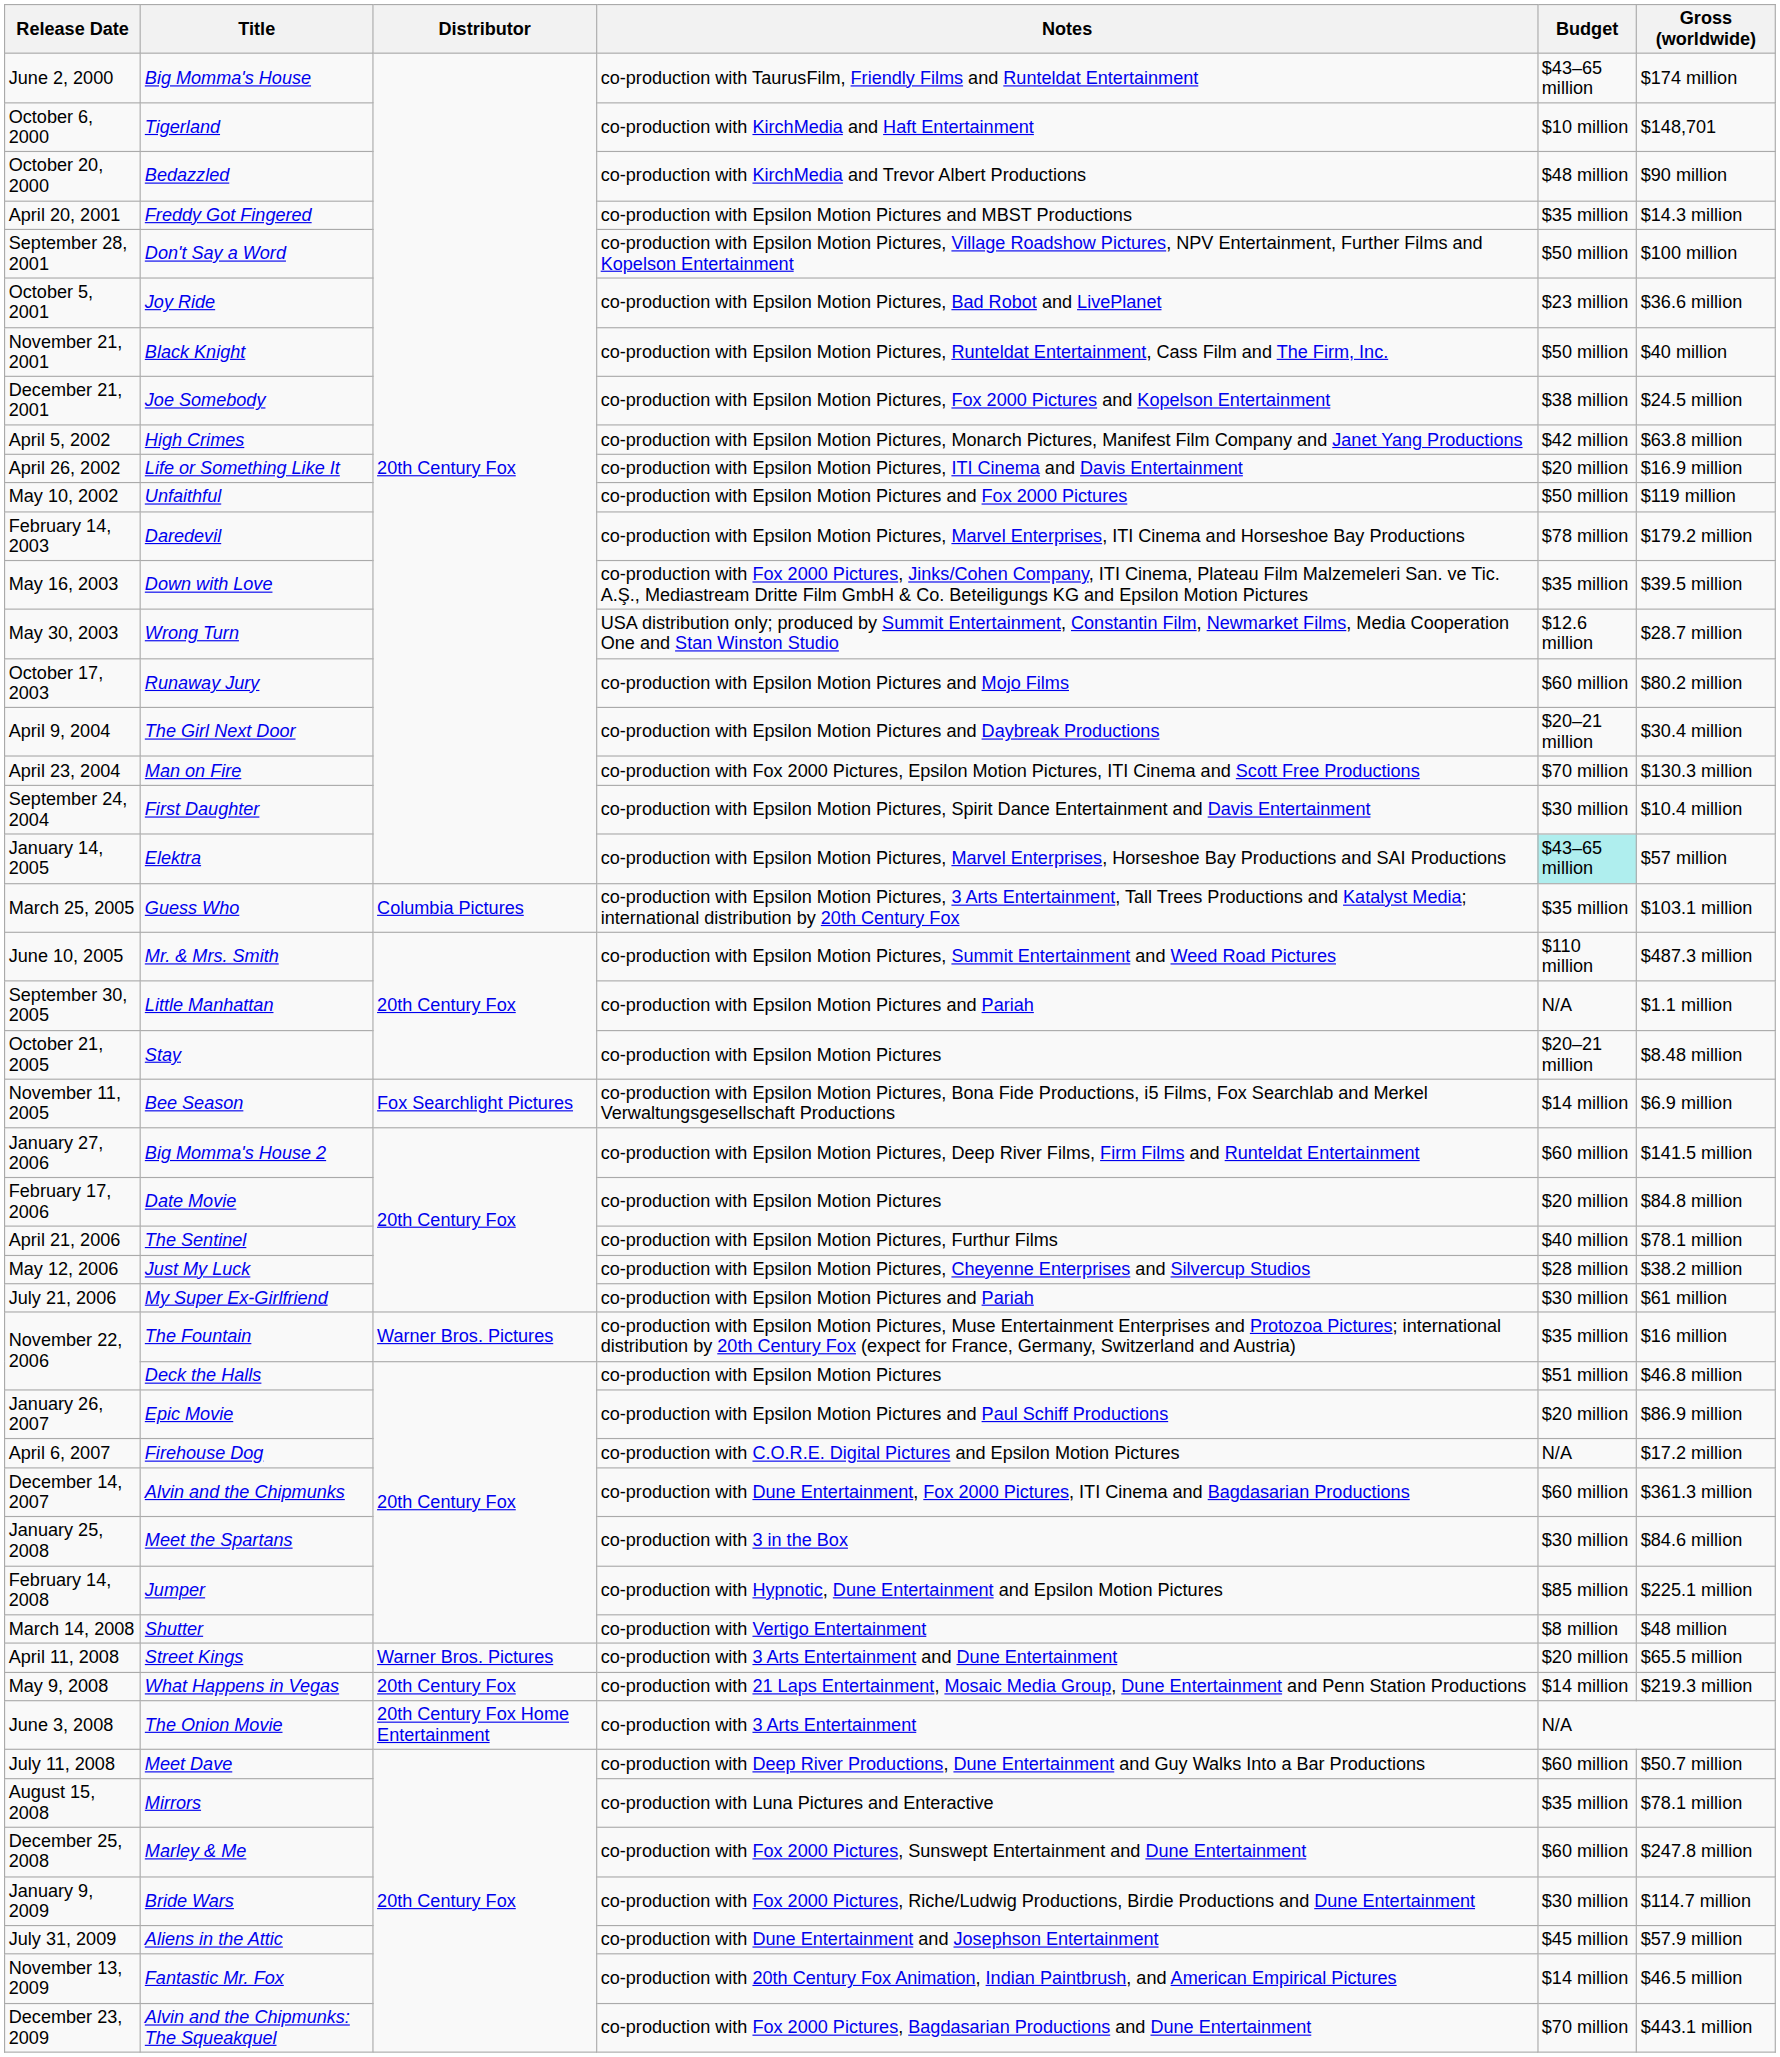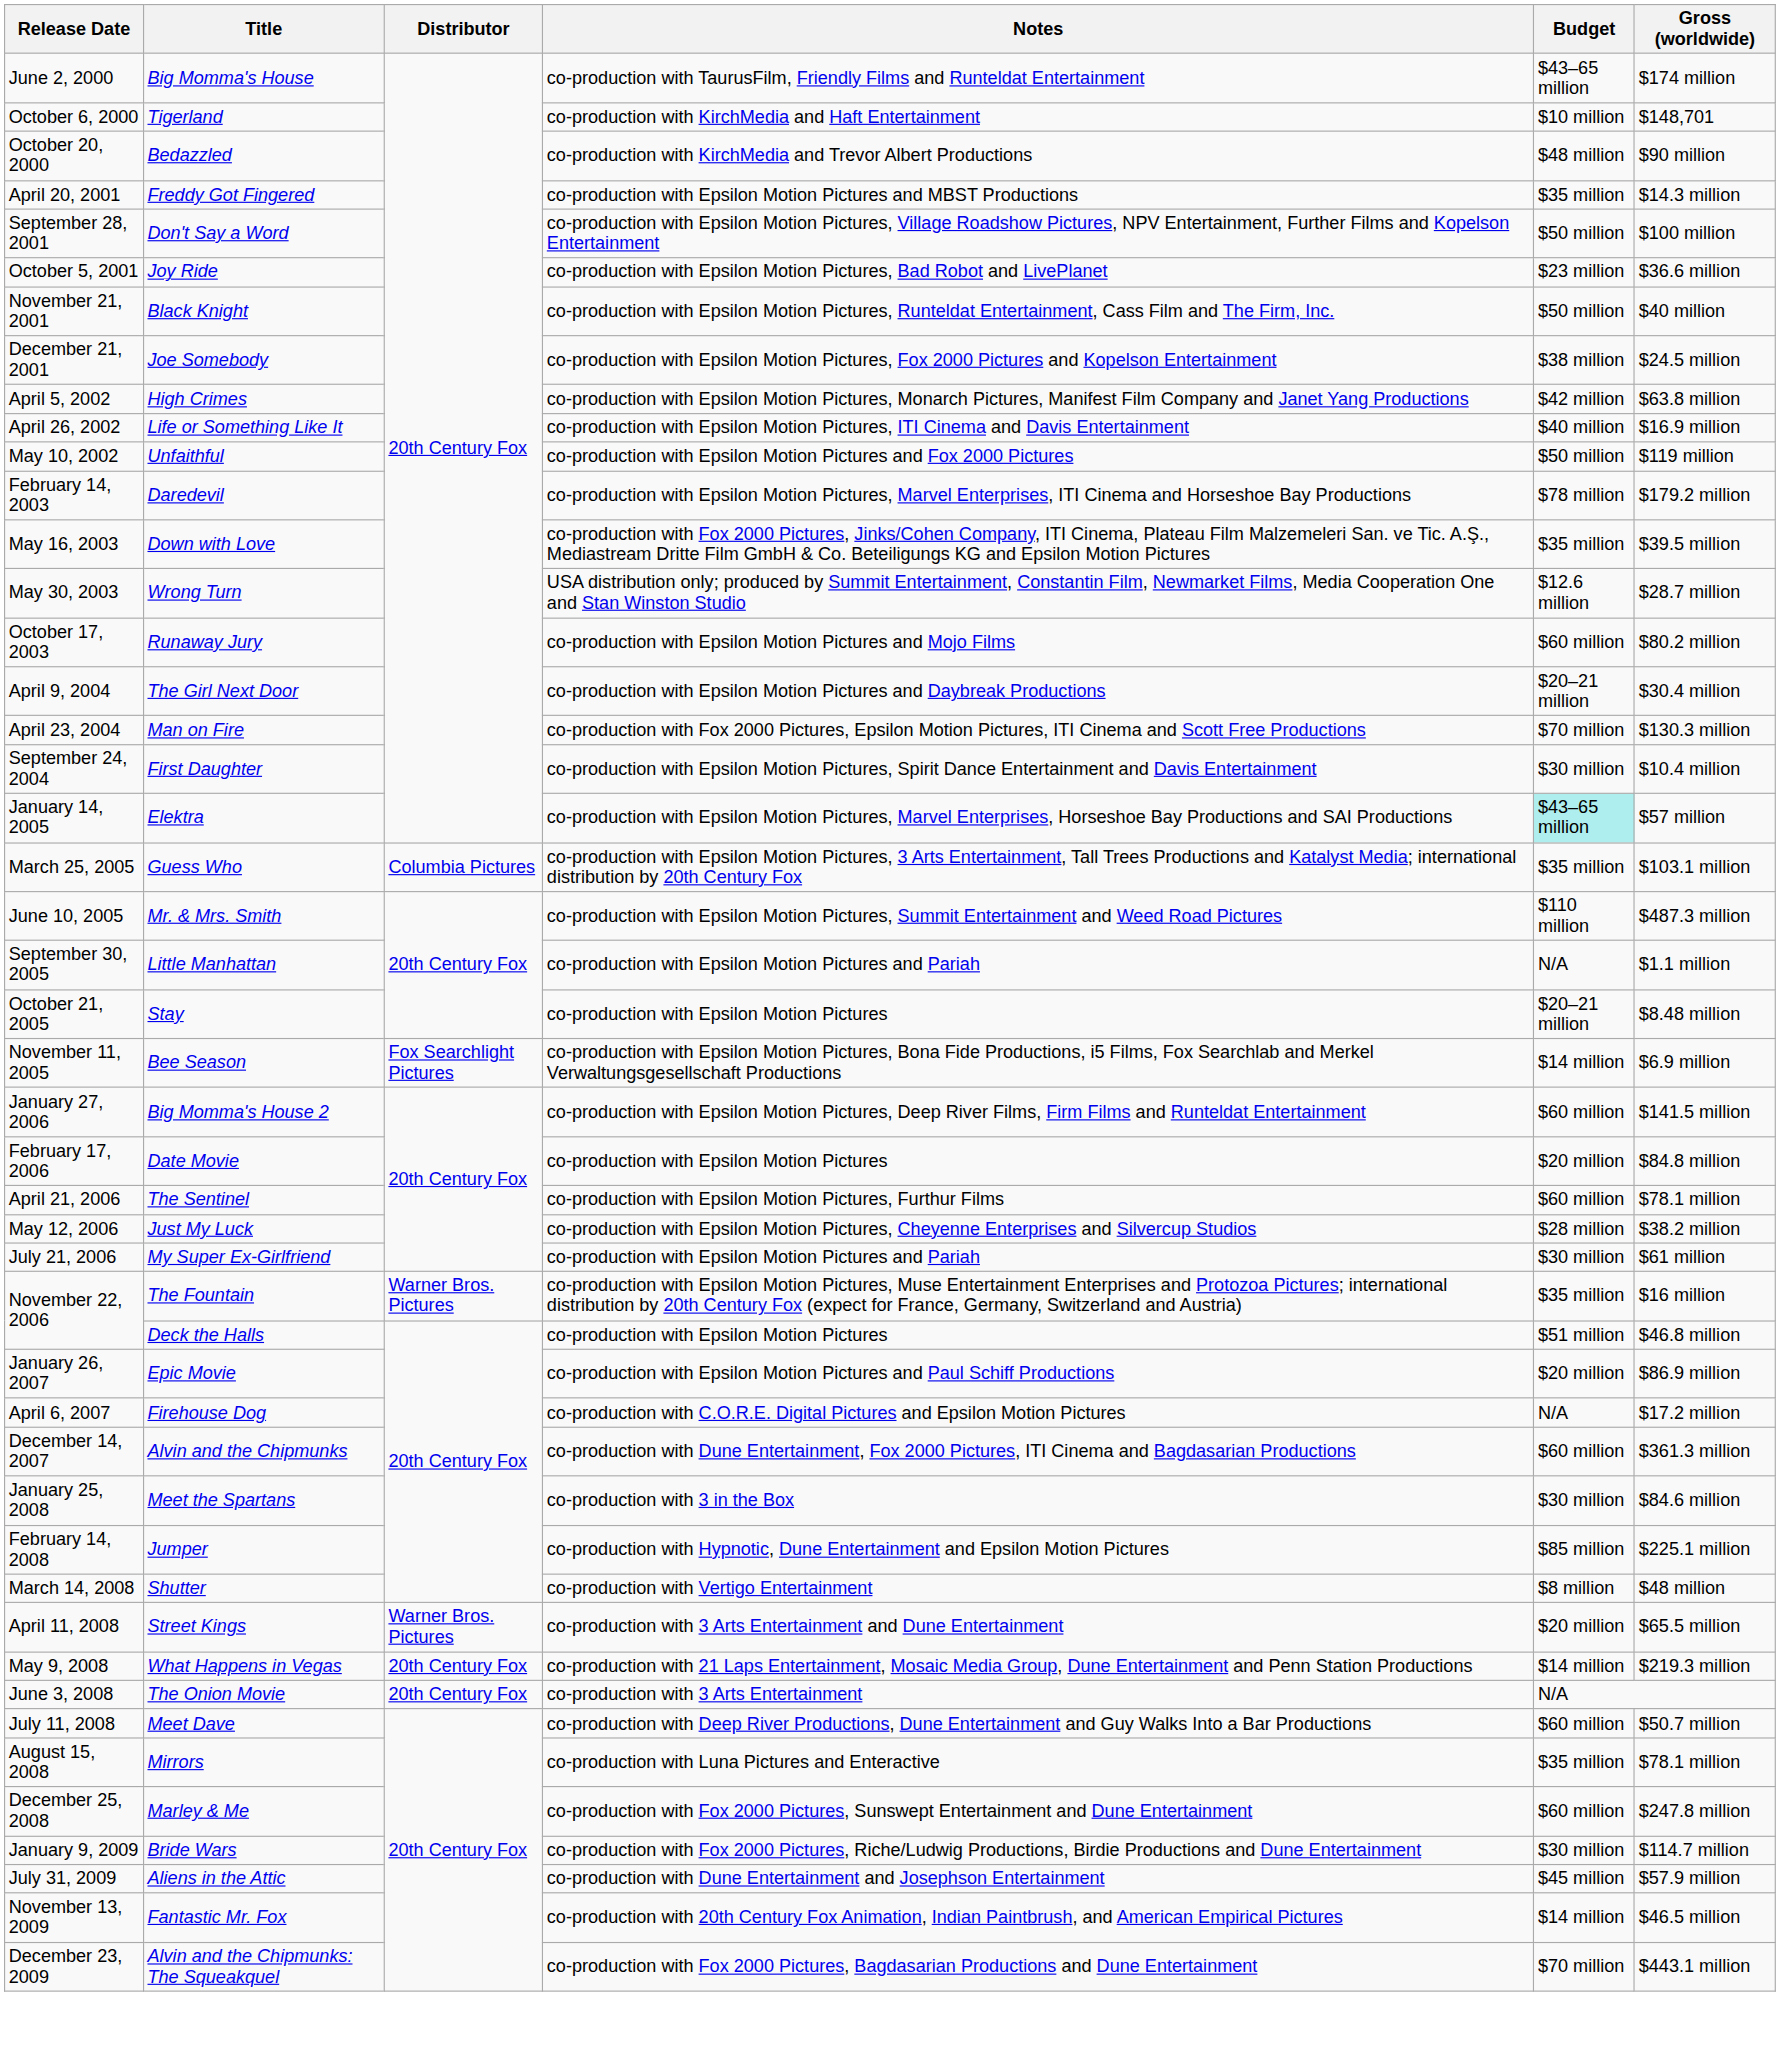(1585, 468) $20 million -> (1581, 427) $40 million
(1585, 1240) $40 million -> (1581, 1199) $60 million
(473, 1725) 20th Century Fox Home Entertainment -> (458, 1694) 20th Century Fox
